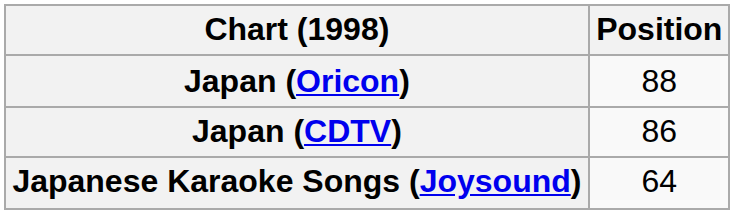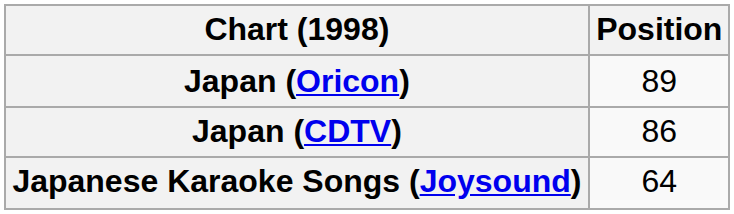(659, 80) 88 -> (659, 80) 89
